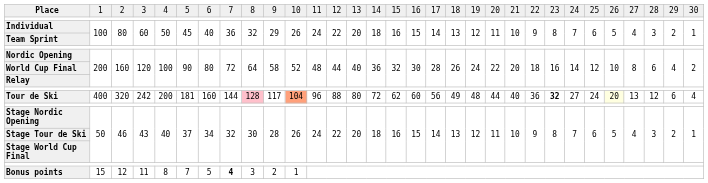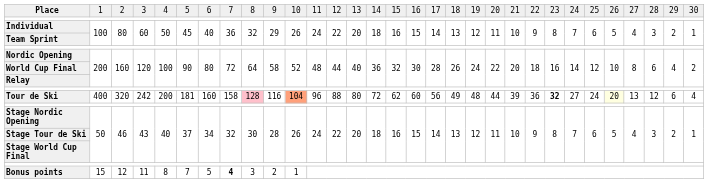(231, 97) 144 -> (231, 97) 158
(274, 97) 117 -> (274, 97) 116
(515, 97) 40 -> (515, 97) 39
